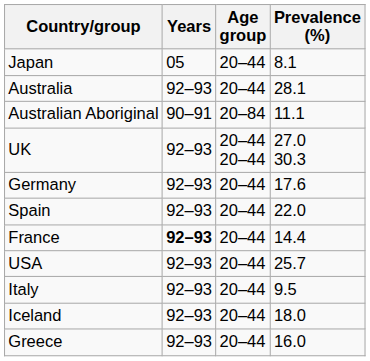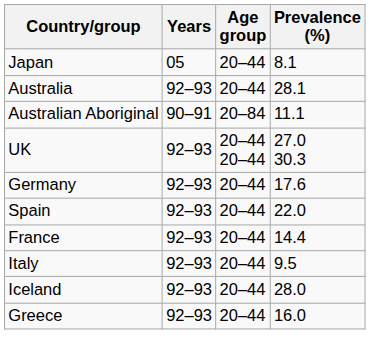(189, 237) bold -> (189, 237) normal
- row: (25, 263)
(290, 316) 18.0 -> (290, 289) 28.0
